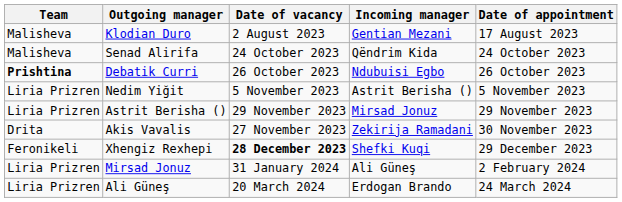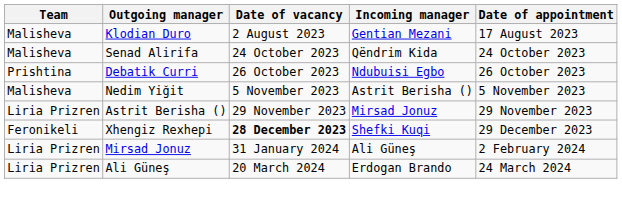(39, 72) bold -> (39, 72) normal
(54, 91) Liria Prizren -> (39, 91) Malisheva
- row: (148, 130)
